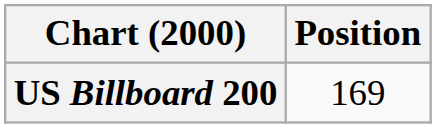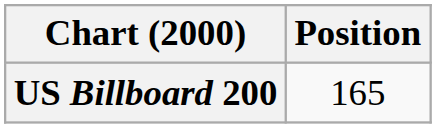(358, 92) 169 -> (358, 92) 165
